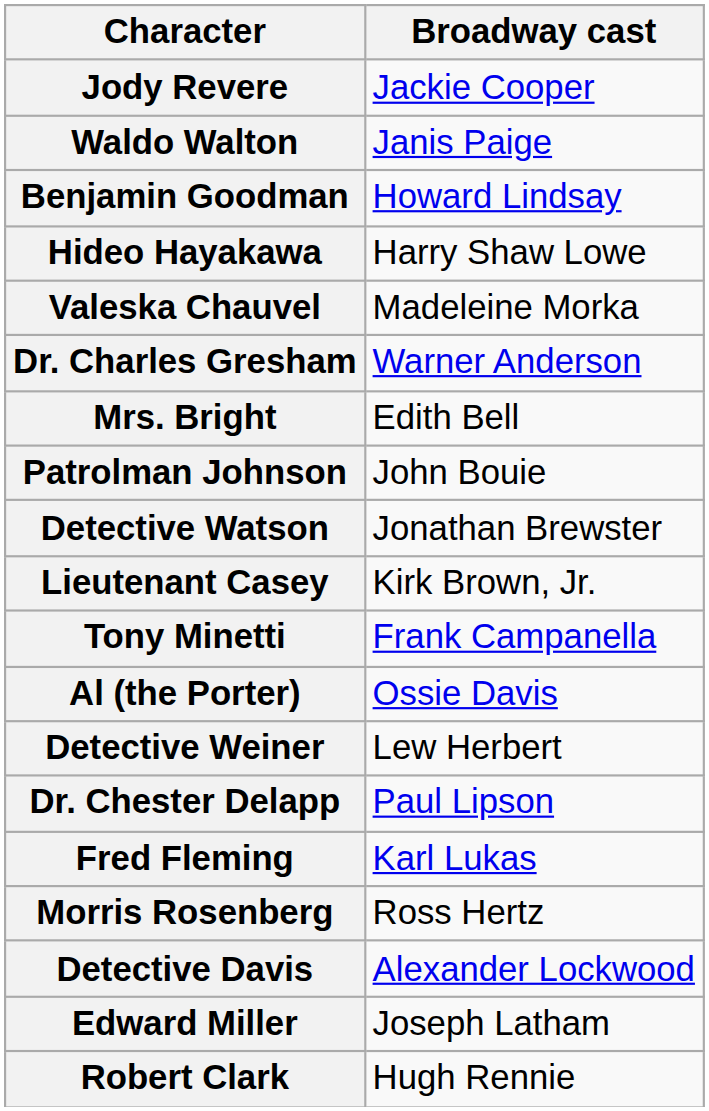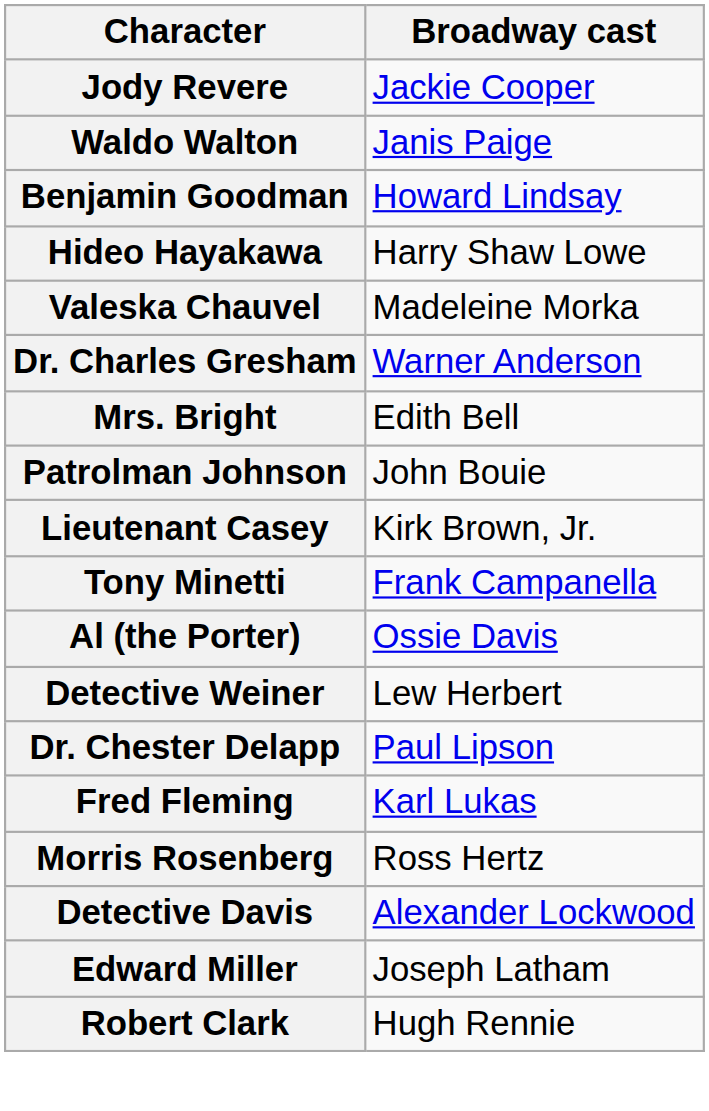- row: (185, 527)
